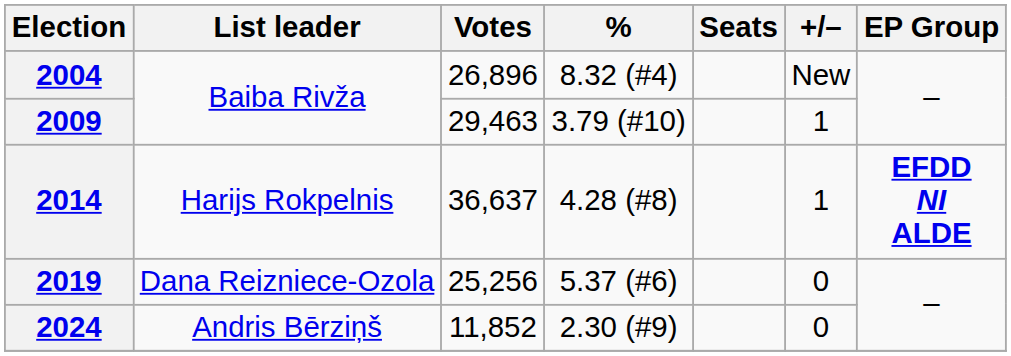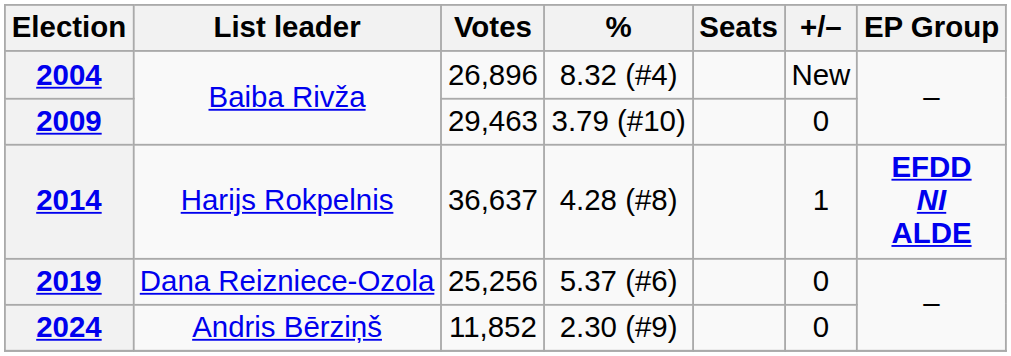(821, 121) 1 -> (821, 121) 0
